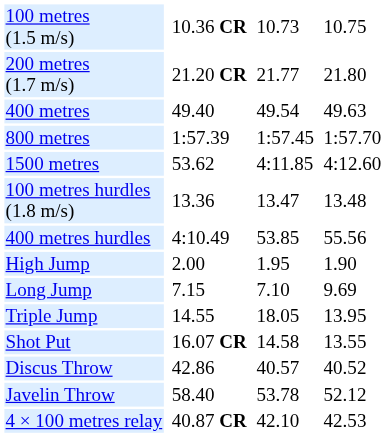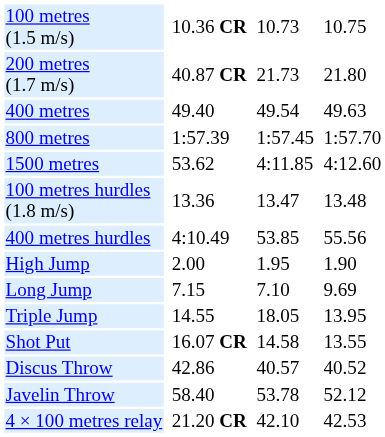(209, 74) 21.20 CR -> (209, 74) 40.87 CR
(278, 74) 21.77 -> (278, 74) 21.73
(209, 420) 40.87 CR -> (209, 420) 21.20 CR
